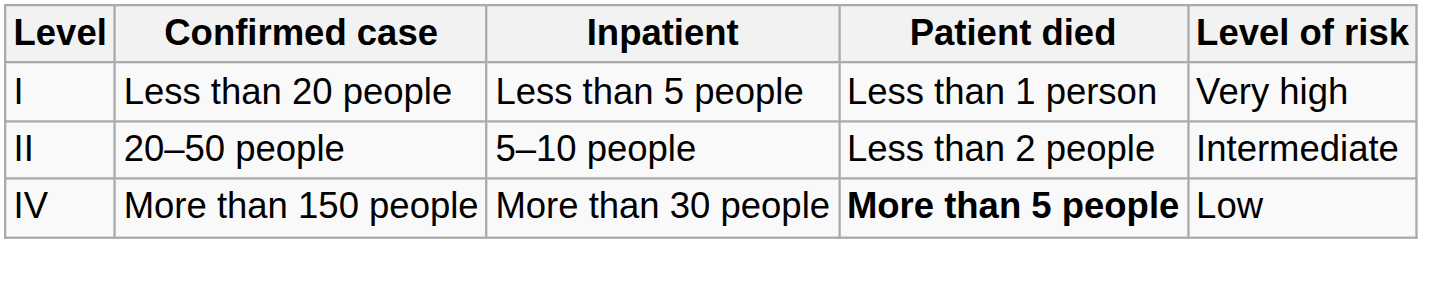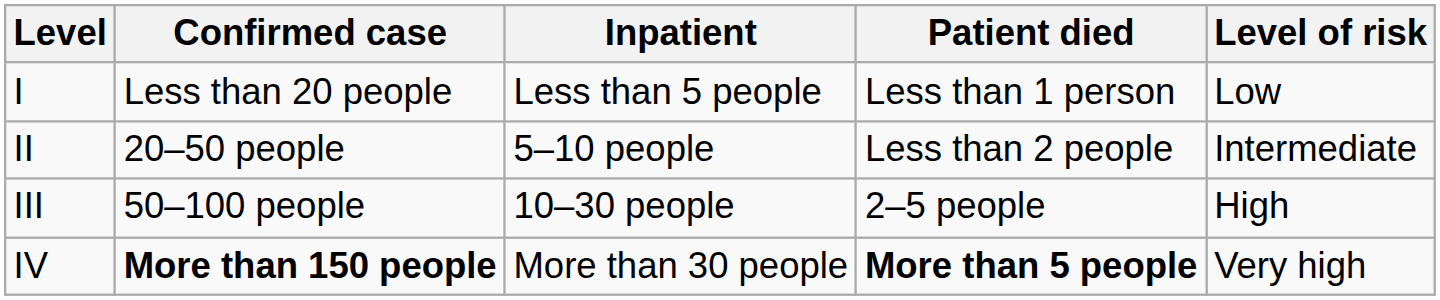(1272, 91) Very high -> (1248, 91) Low
+ row: (29, 206)
(301, 206) normal -> (310, 264) bold
(1230, 206) Low -> (1290, 264) Very high
